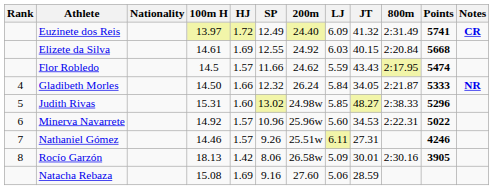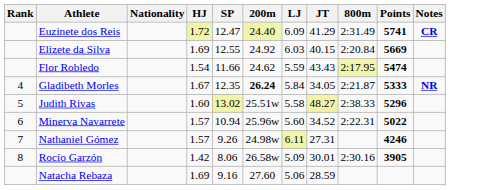- column: (209, 13)
(271, 31) 12.49 -> (227, 31) 12.47
(366, 31) 41.32 -> (322, 31) 41.29
(439, 49) 5668 -> (395, 49) 5669
(243, 67) 1.57 -> (200, 67) 1.54
(243, 85) 1.66 -> (200, 85) 1.67
(271, 85) 12.32 -> (227, 85) 12.35
(306, 85) normal -> (262, 85) bold
(306, 103) 24.98w -> (262, 103) 25.51w
(338, 103) 5.85 -> (294, 103) 5.58
(271, 121) 10.96 -> (227, 121) 10.94
(366, 121) 34.53 -> (322, 121) 34.52
(306, 139) 25.51w -> (262, 139) 24.98w
